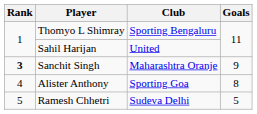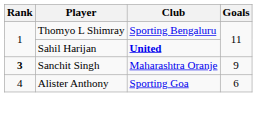(145, 48) normal -> (145, 48) bold
(236, 83) 8 -> (236, 83) 6
- row: (73, 100)
